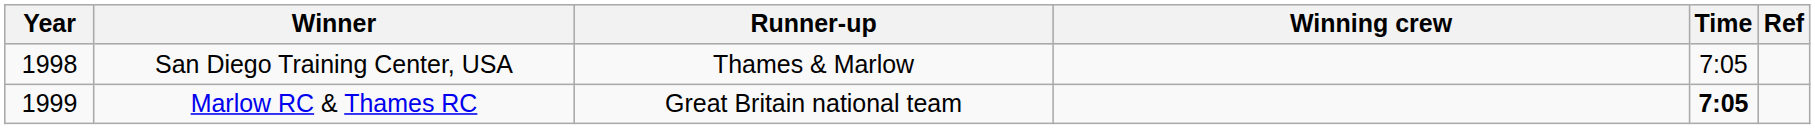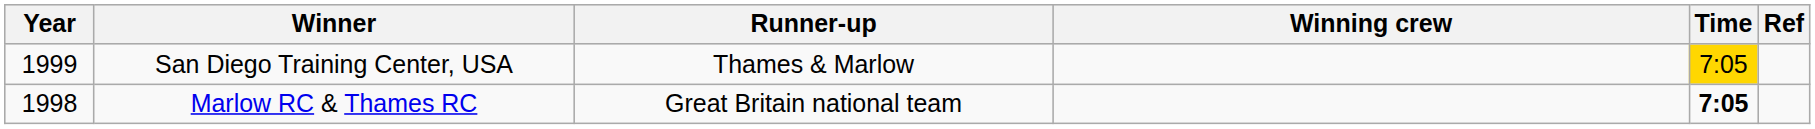(50, 63) 1998 -> (50, 63) 1999
(1723, 63) no background -> (1723, 63) gold background
(50, 103) 1999 -> (50, 103) 1998
